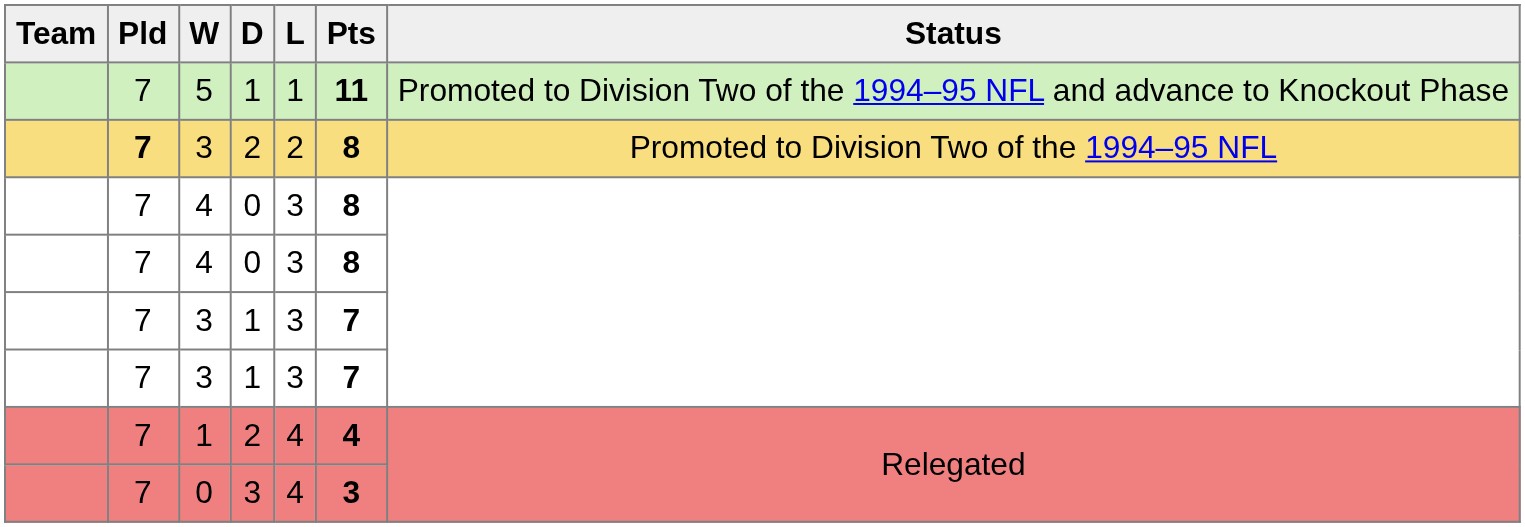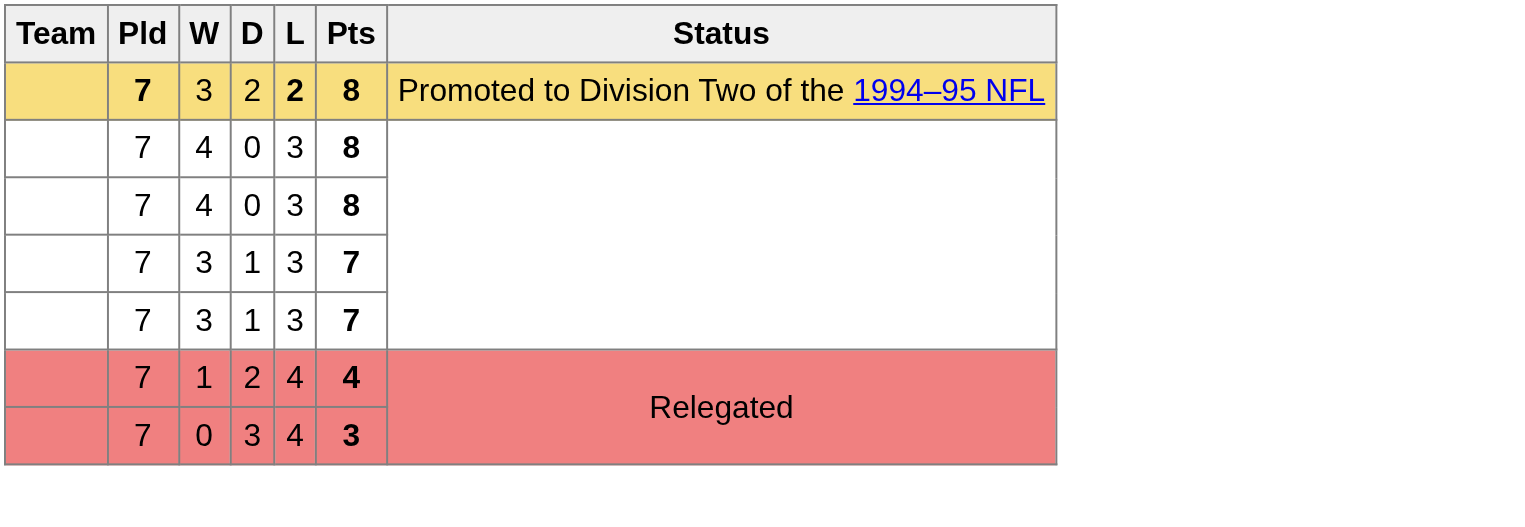- row: (204, 90)
(295, 148) normal -> (295, 90) bold
